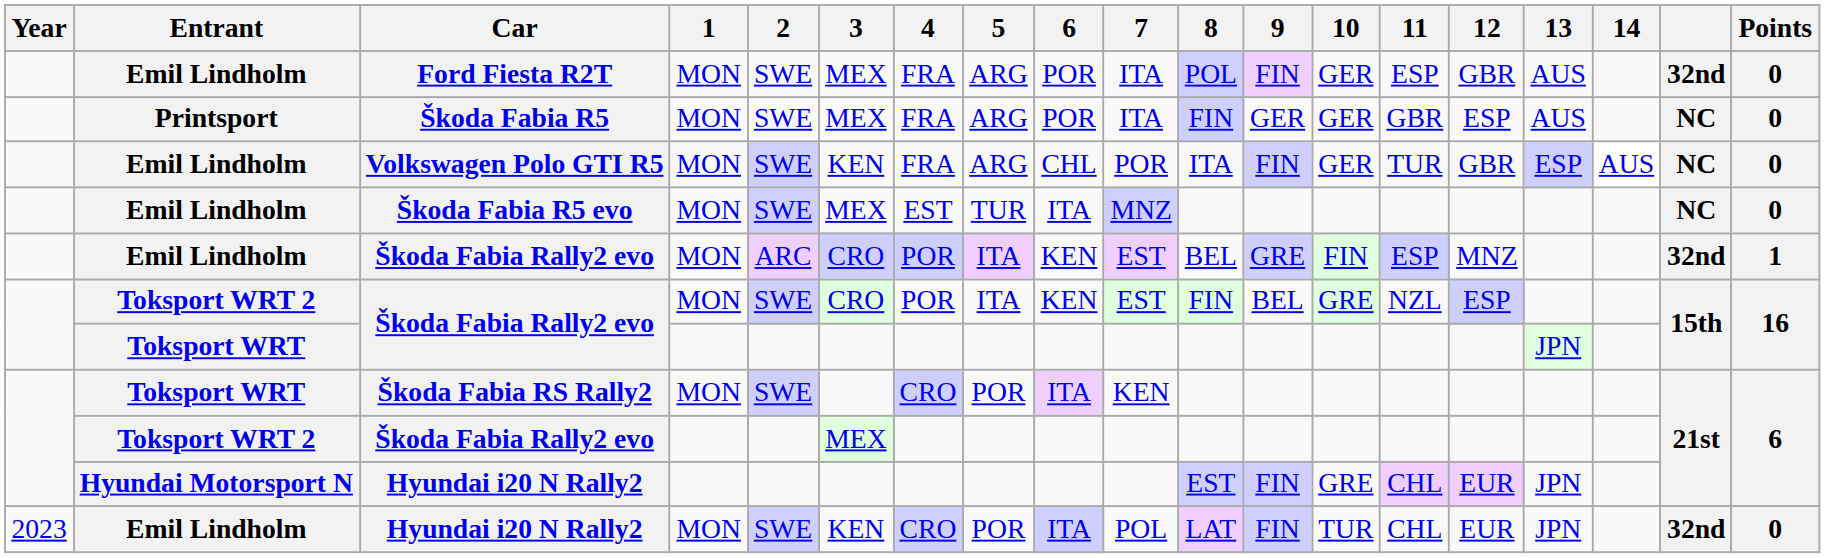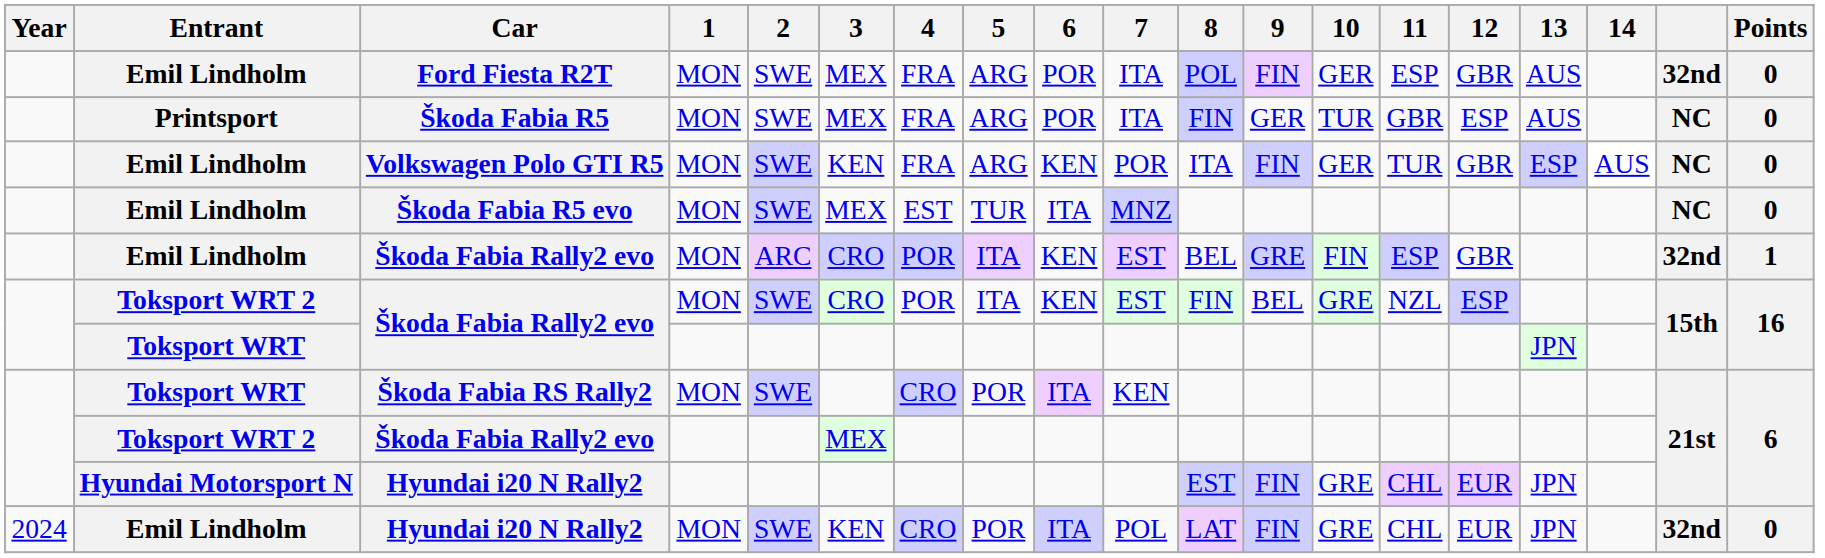(1346, 118) GER -> (1346, 118) TUR
(1069, 164) CHL -> (1069, 164) KEN
(1487, 255) MNZ -> (1485, 255) GBR
(39, 529) 2023 -> (39, 529) 2024
(1346, 529) TUR -> (1346, 529) GRE
